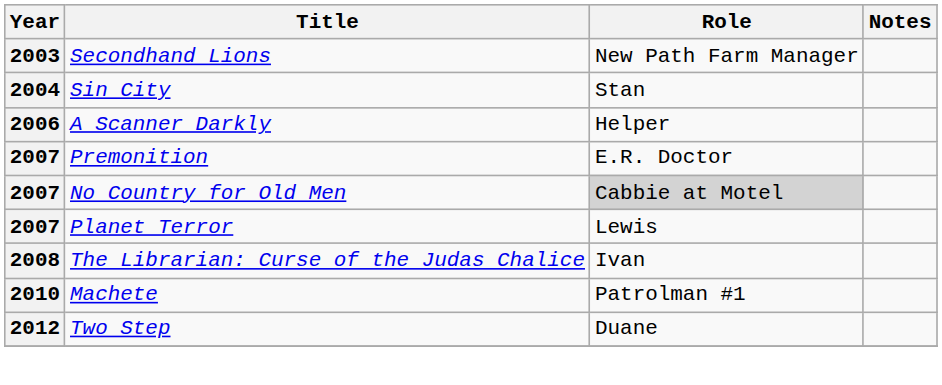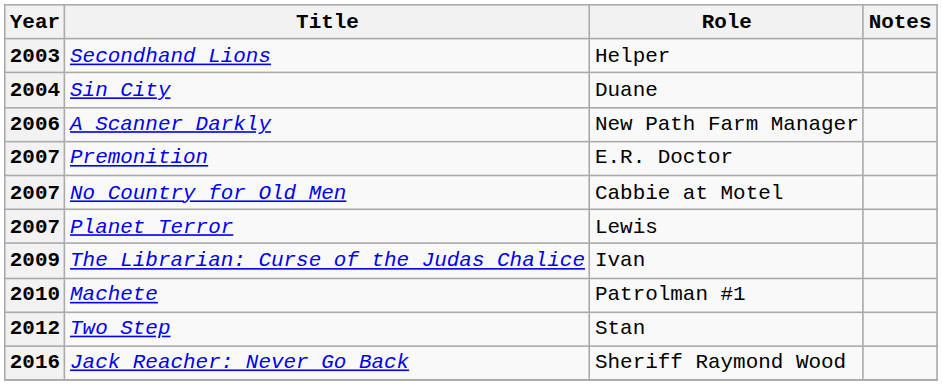(727, 56) New Path Farm Manager -> (633, 56) Helper
(620, 90) Stan -> (626, 90) Duane
(633, 124) Helper -> (727, 124) New Path Farm Manager
(689, 192) lightgrey background -> (689, 192) no background
(35, 261) 2008 -> (35, 261) 2009
(626, 329) Duane -> (620, 329) Stan
+ row: (240, 363)
